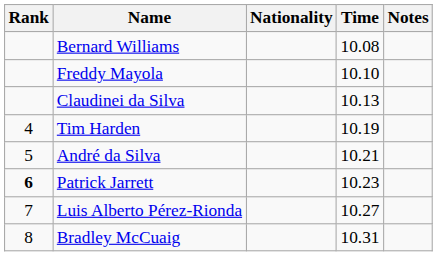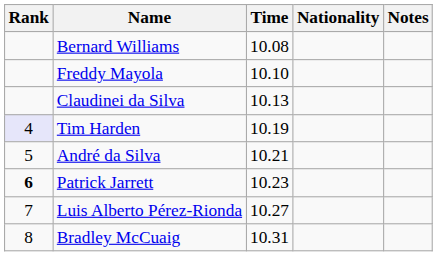columns swapped: (291, 18) <-> (360, 18)
(29, 127) no background -> (29, 127) lavender background
